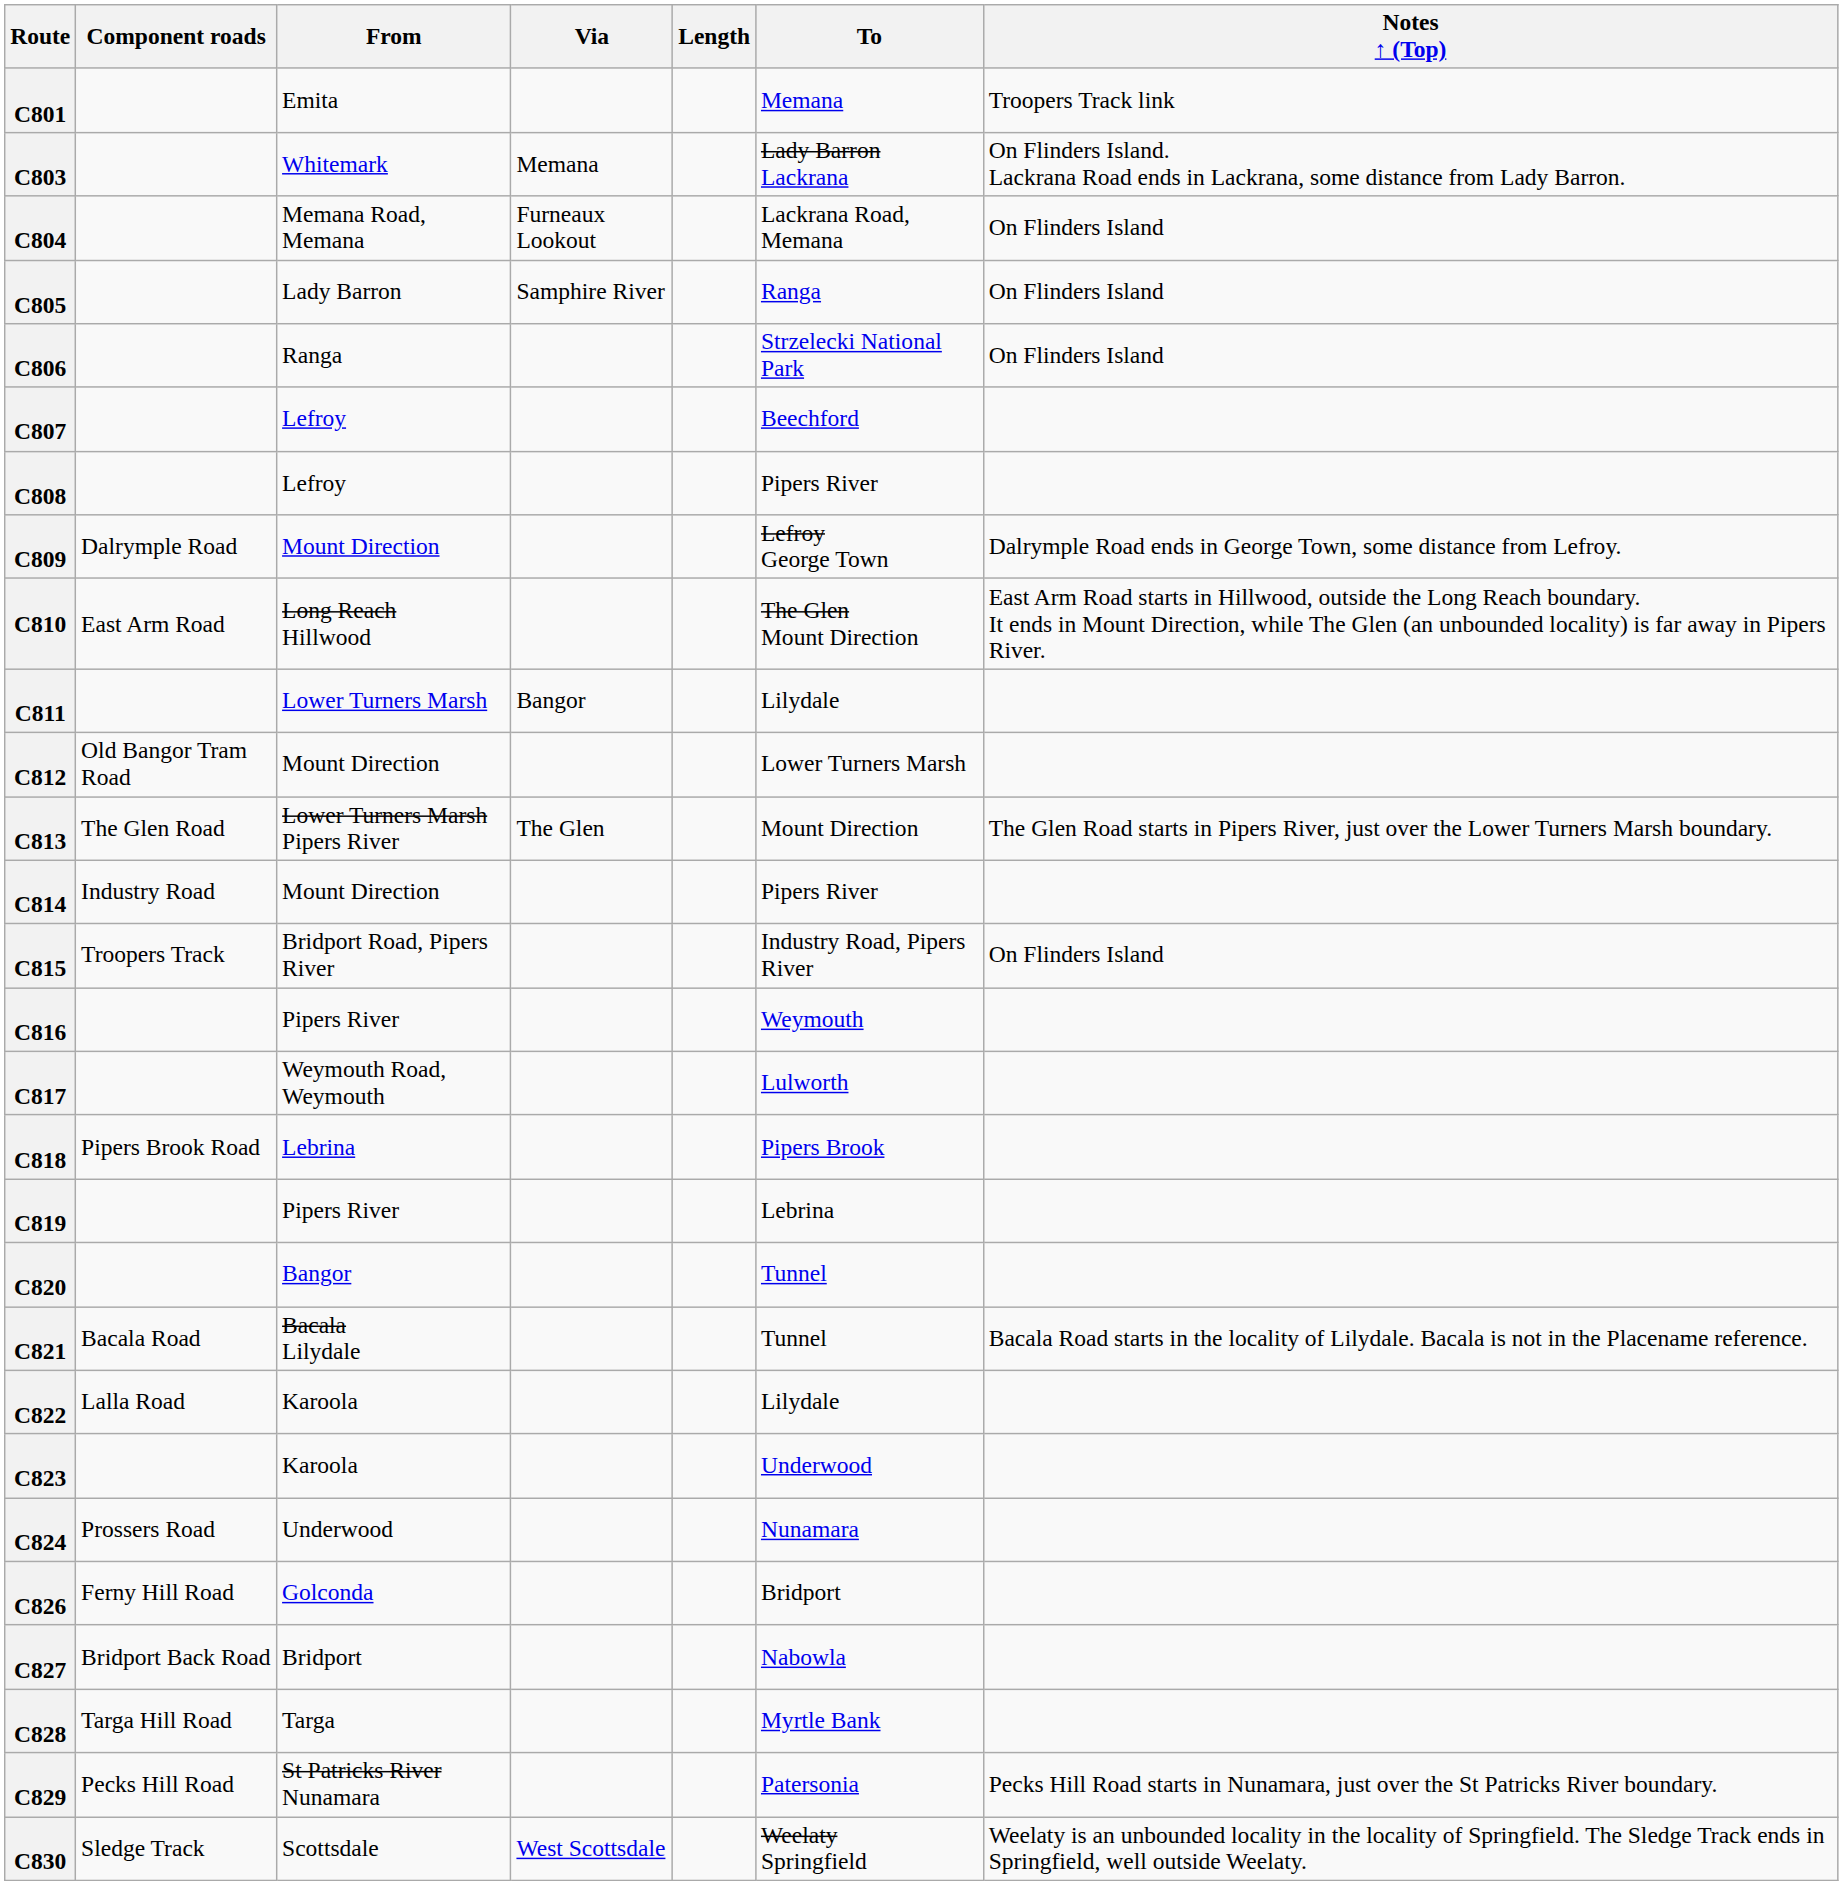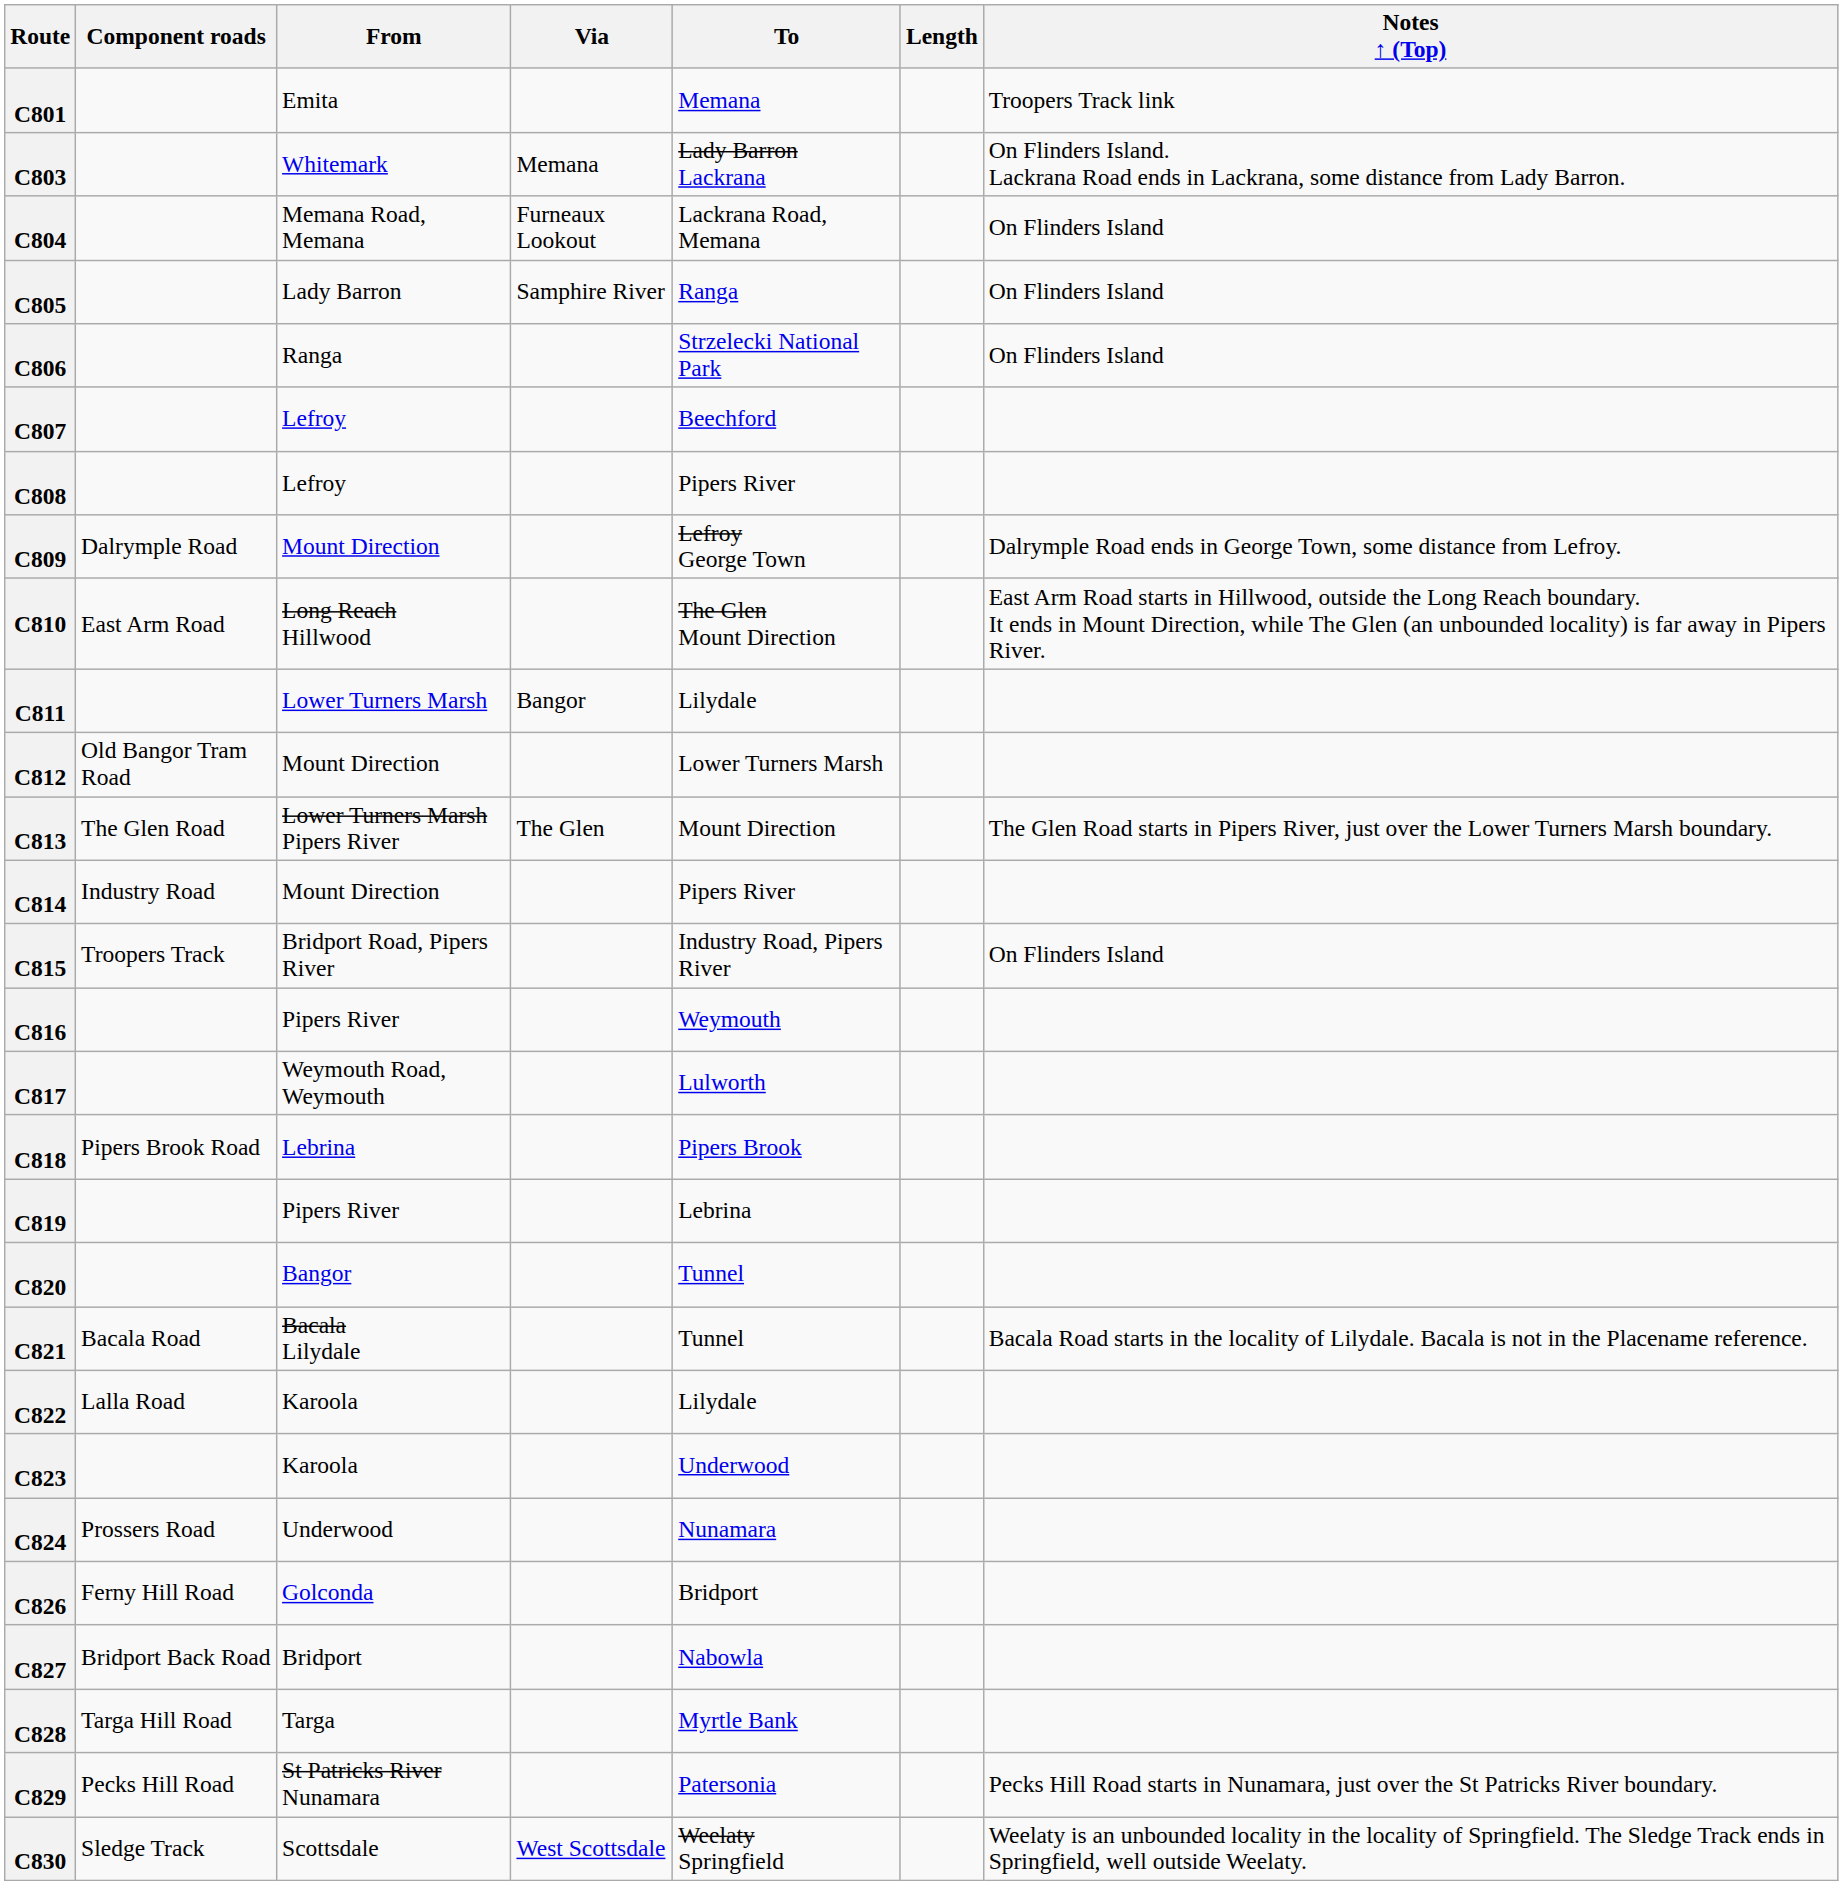columns swapped: (869, 36) <-> (714, 36)
